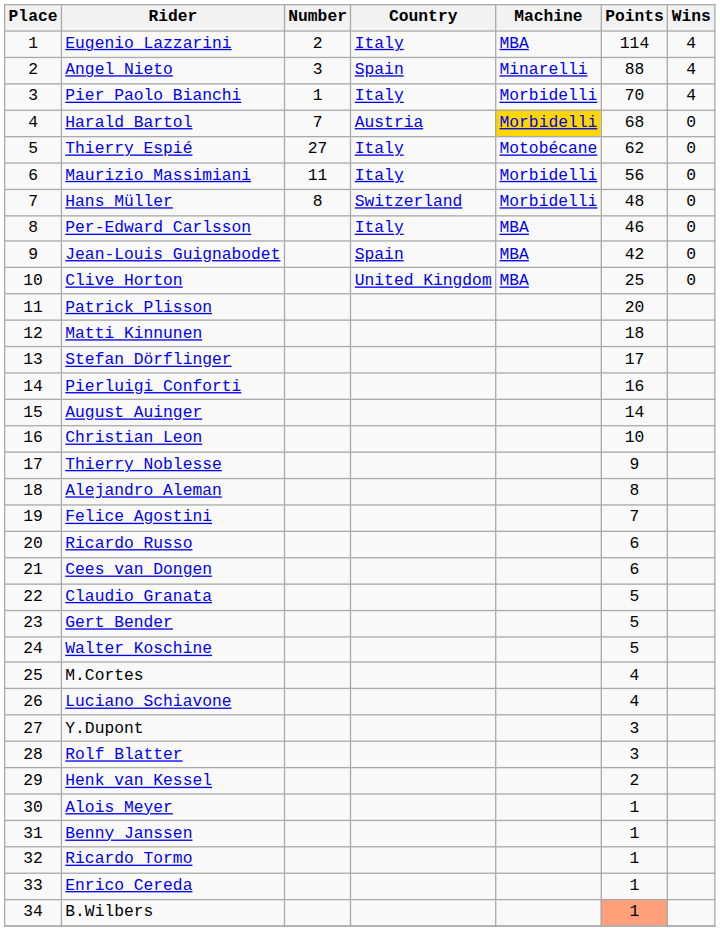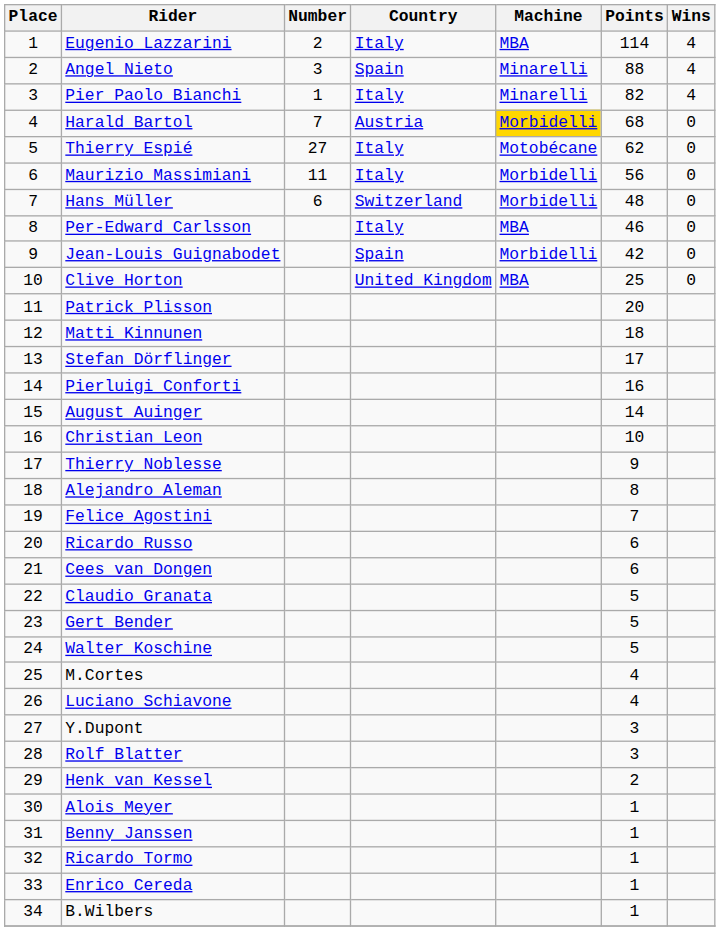(548, 97) Morbidelli -> (544, 97) Minarelli
(634, 97) 70 -> (634, 97) 82
(318, 202) 8 -> (318, 202) 6
(514, 255) MBA -> (548, 255) Morbidelli
(634, 913) lightsalmon background -> (634, 913) no background
